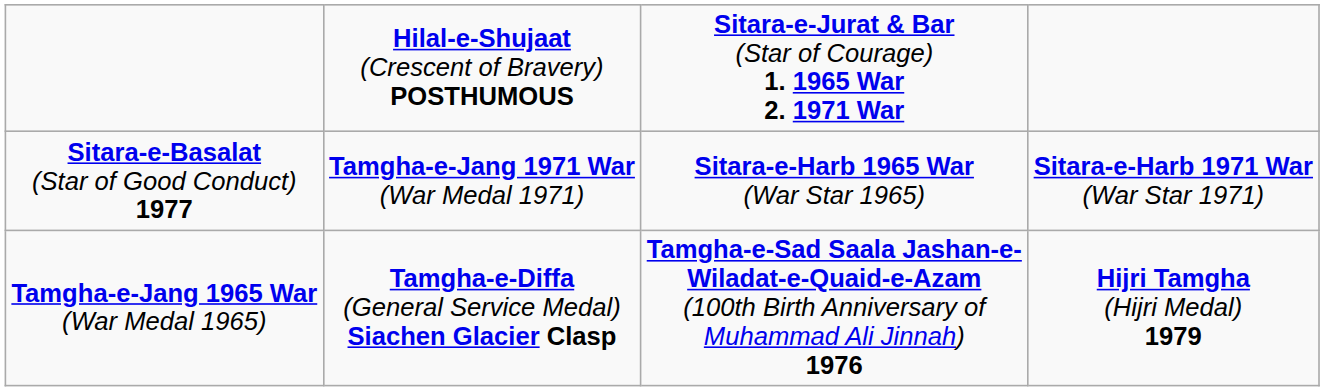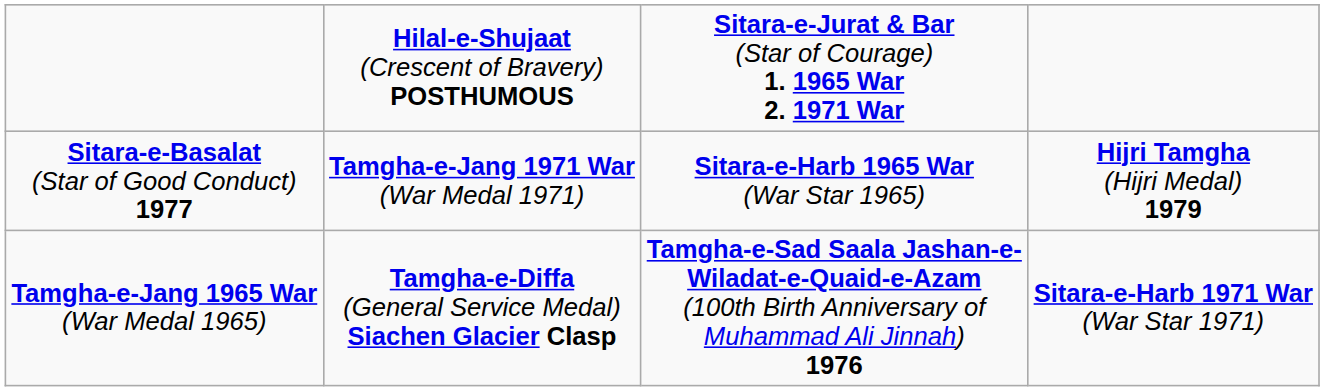(1173, 180) Sitara-e-Harb 1971 War (War Star 1971) -> (1173, 180) Hijri Tamgha (Hijri Medal) 1979
(1173, 307) Hijri Tamgha (Hijri Medal) 1979 -> (1173, 307) Sitara-e-Harb 1971 War (War Star 1971)
